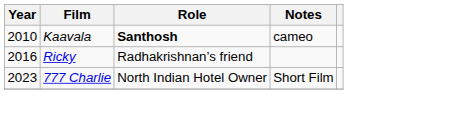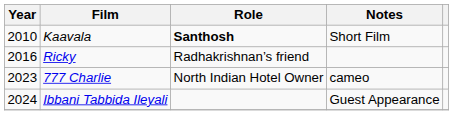(293, 36) cameo -> (360, 36) Short Film
(303, 78) Short Film -> (349, 78) cameo
+ row: (105, 99)
